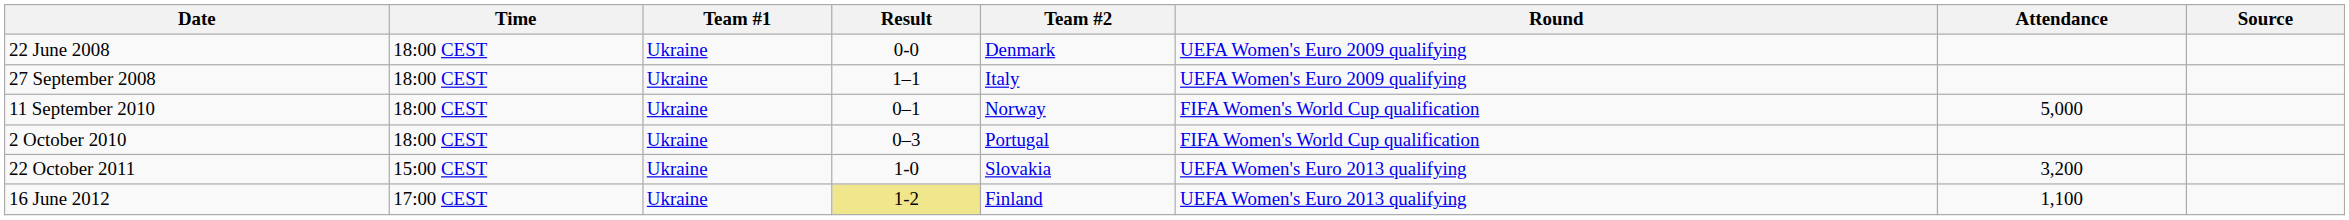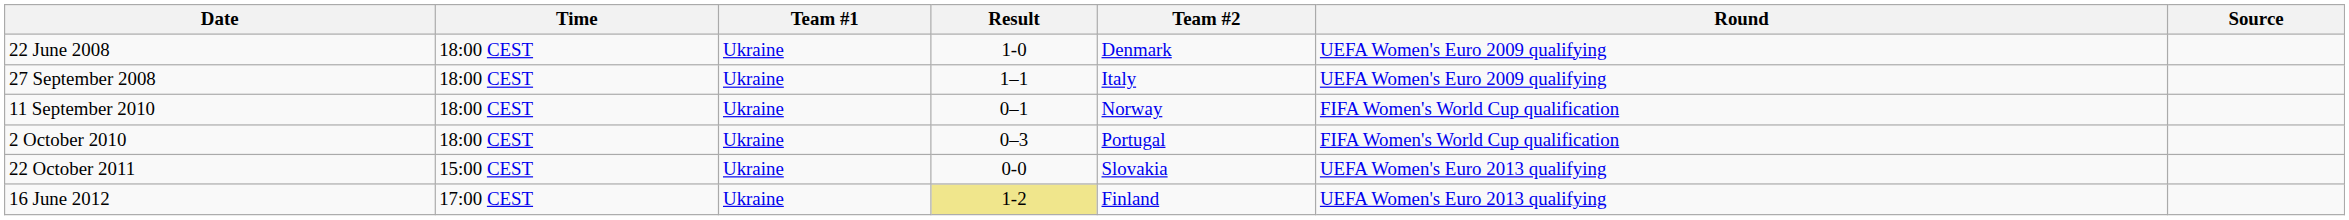- column: (2062, 19)
(906, 49) 0-0 -> (1014, 49) 1-0
(906, 169) 1-0 -> (1014, 169) 0-0
